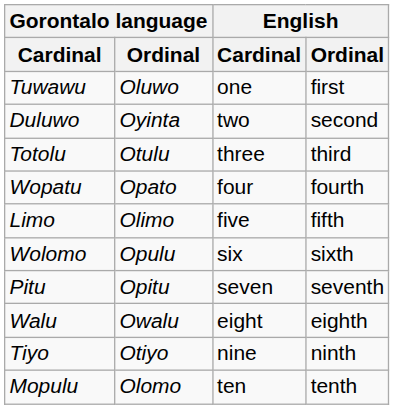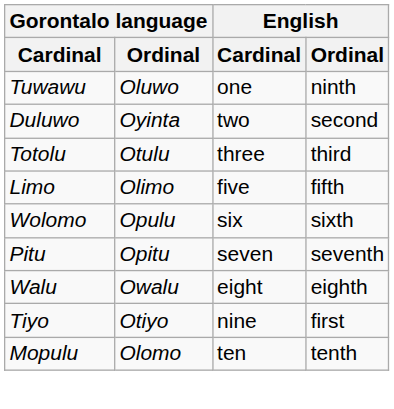(328, 87) first -> (333, 87) ninth
- row: (46, 187)
(333, 353) ninth -> (328, 320) first
